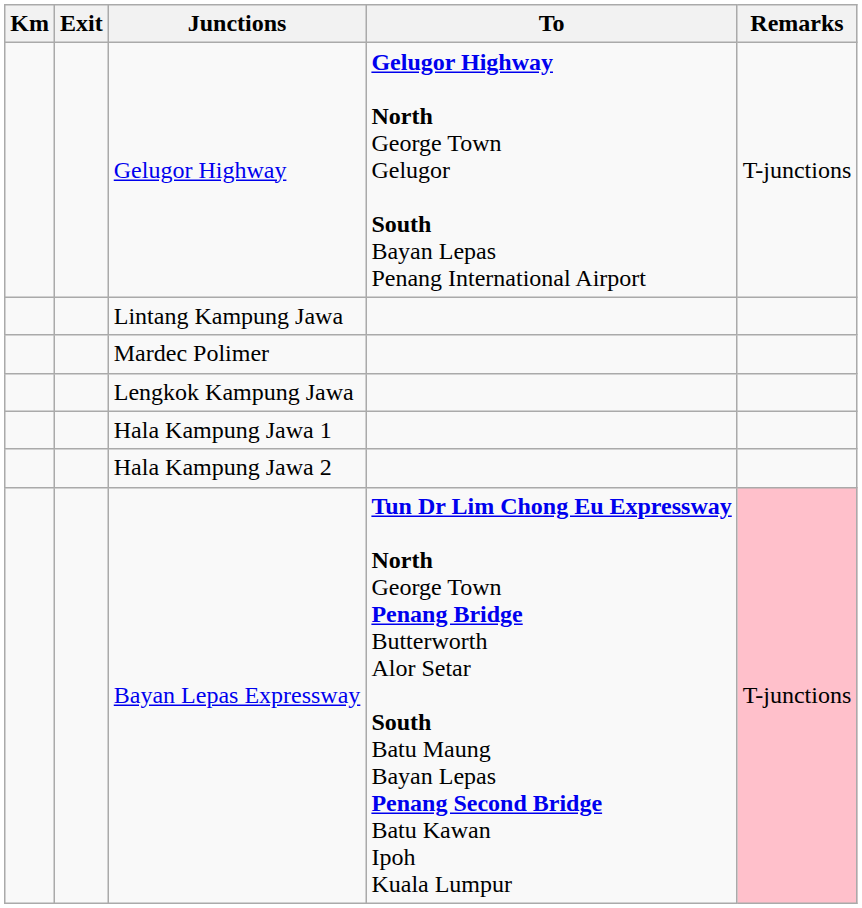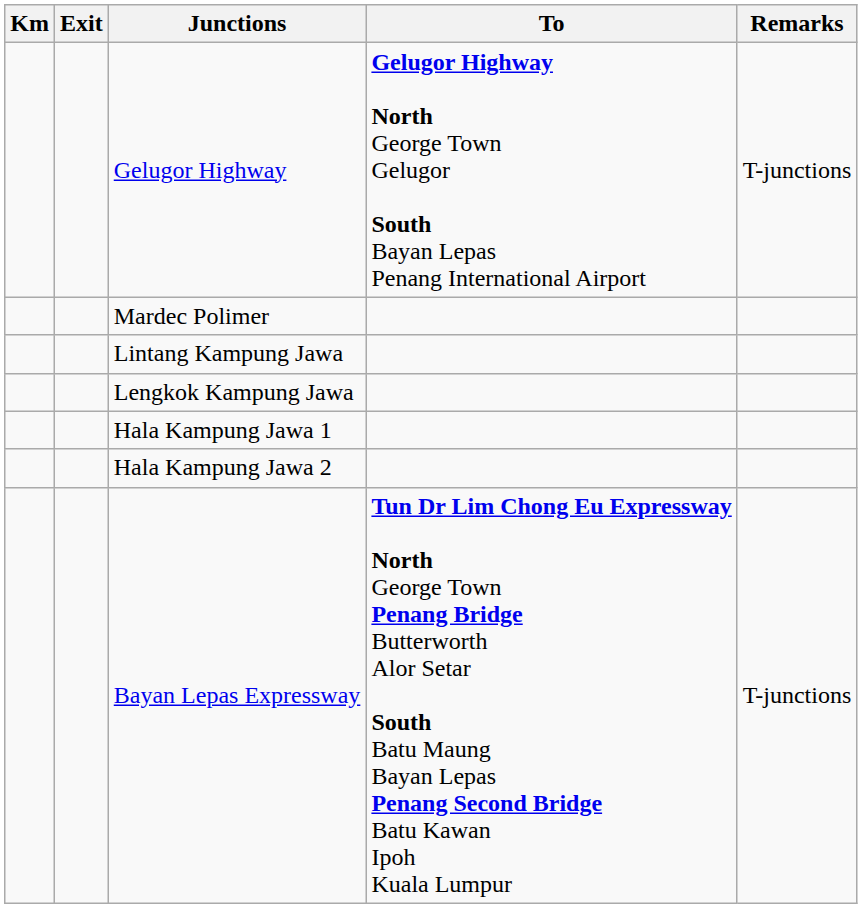rows swapped: (228, 315) <-> (191, 353)
(797, 694) pink background -> (797, 694) no background
